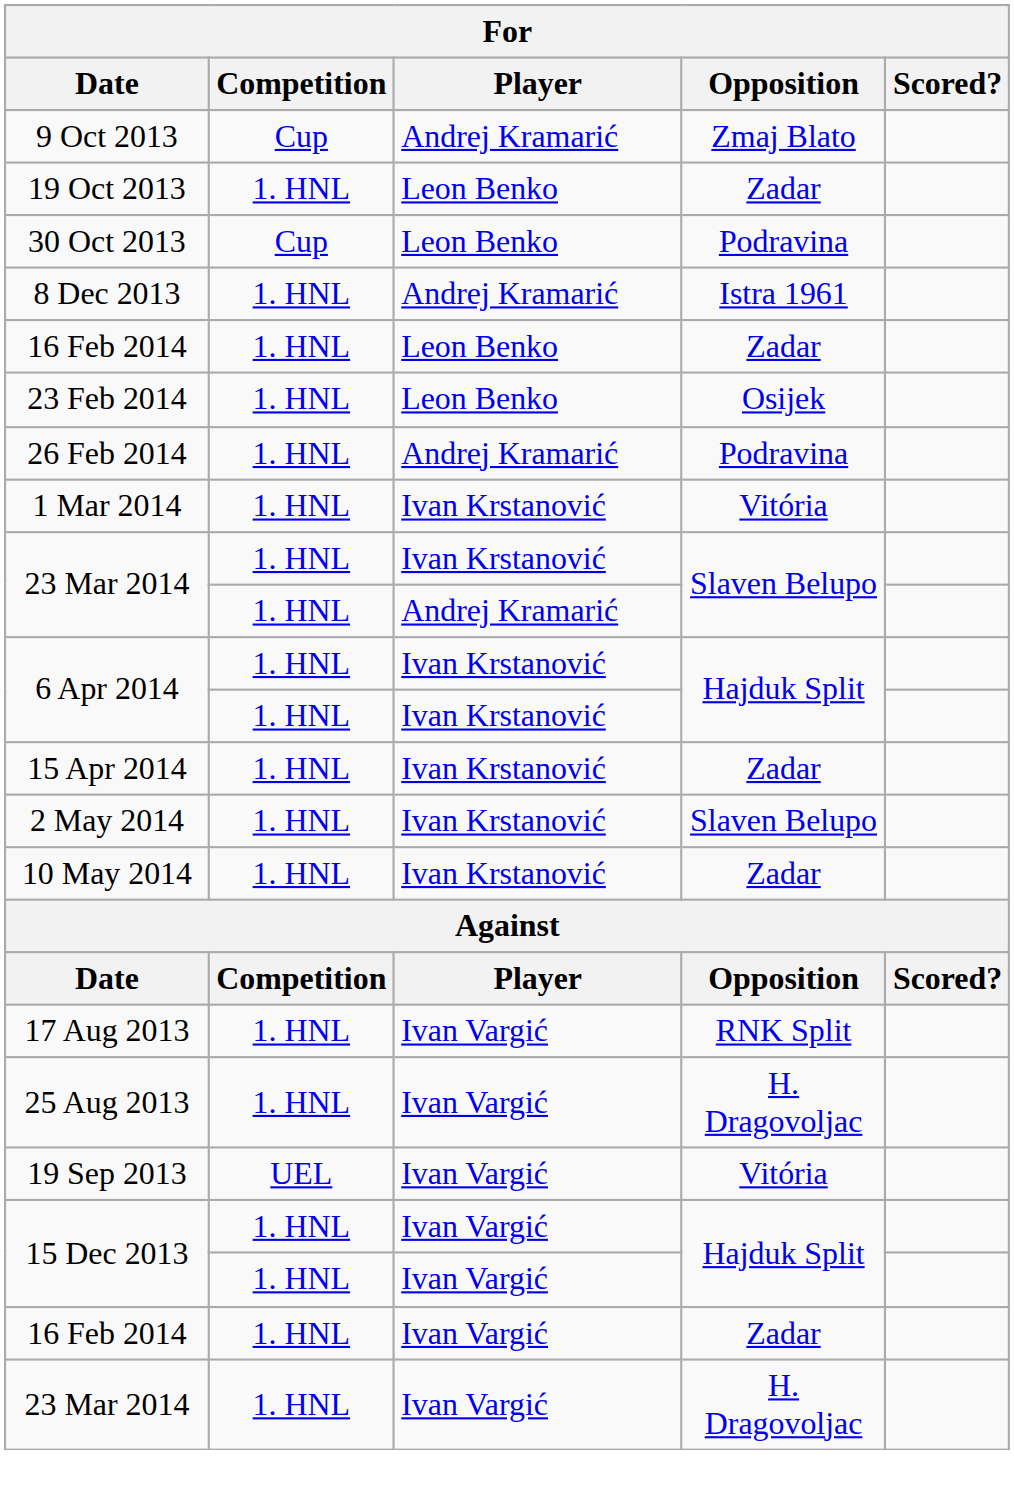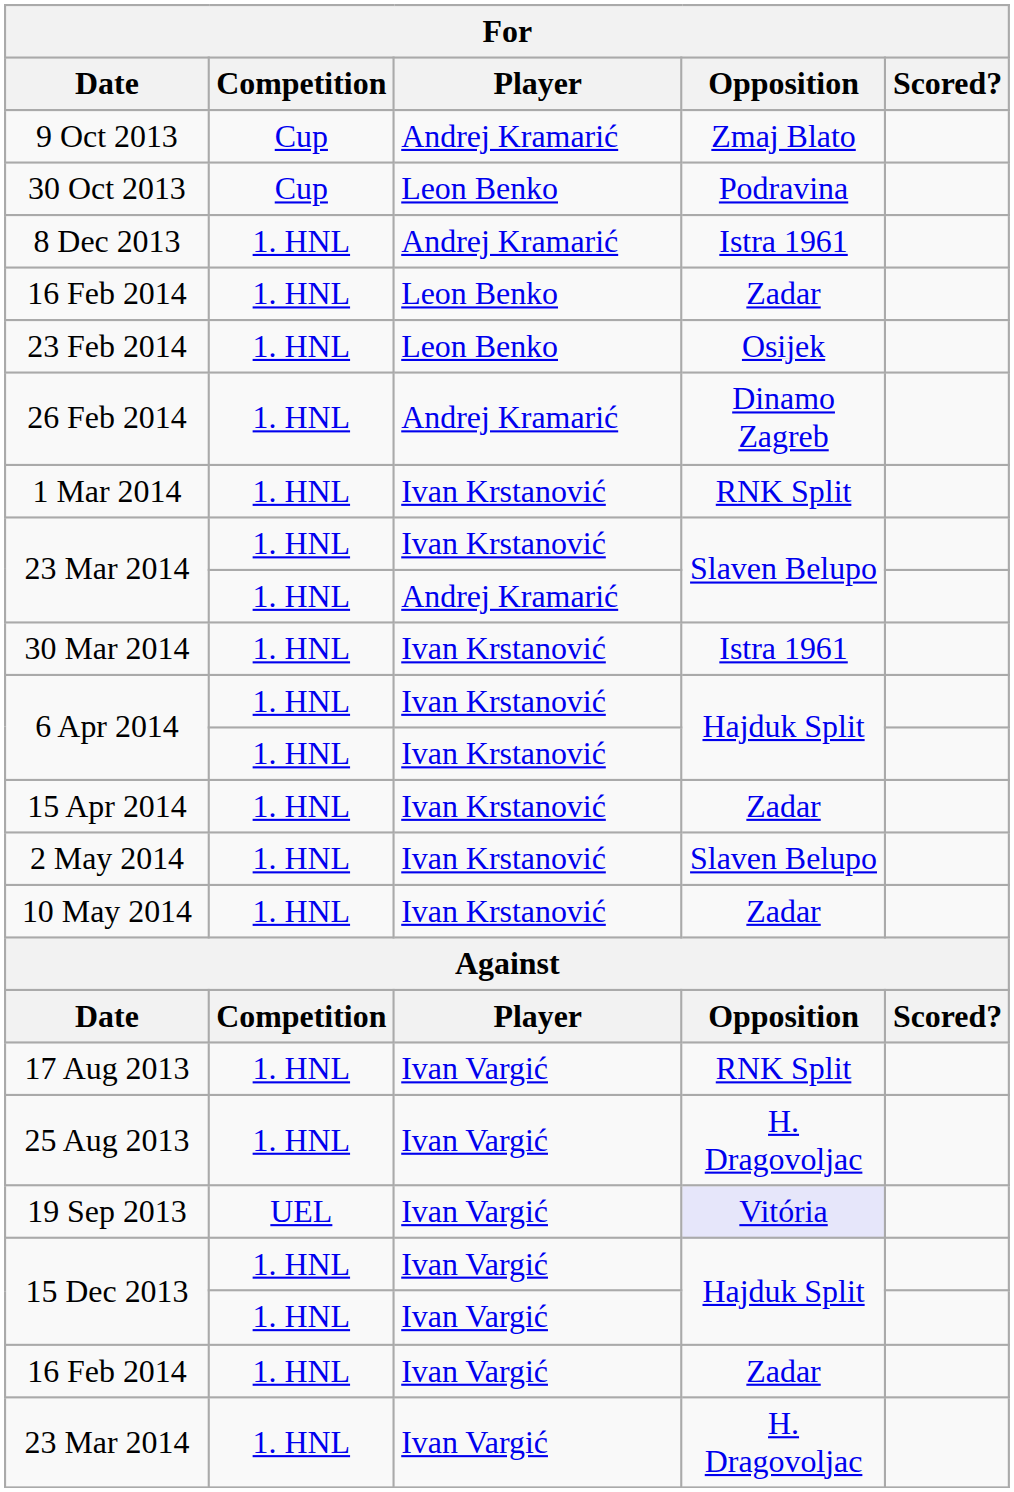- row: (107, 188)
(784, 452) Podravina -> (784, 418) Dinamo Zagreb
(784, 504) Vitória -> (784, 489) RNK Split
+ row: (107, 647)
(784, 1174) no background -> (784, 1211) lavender background
